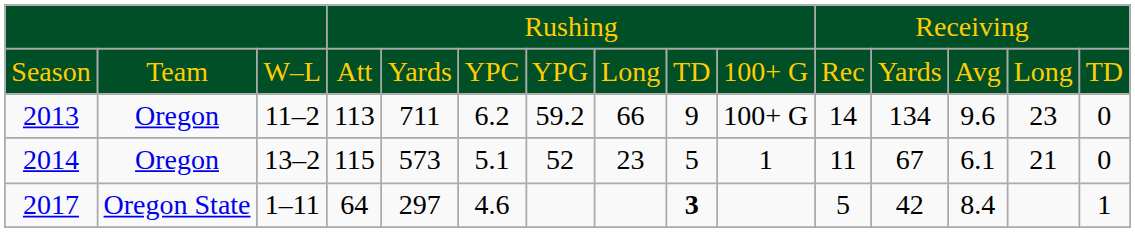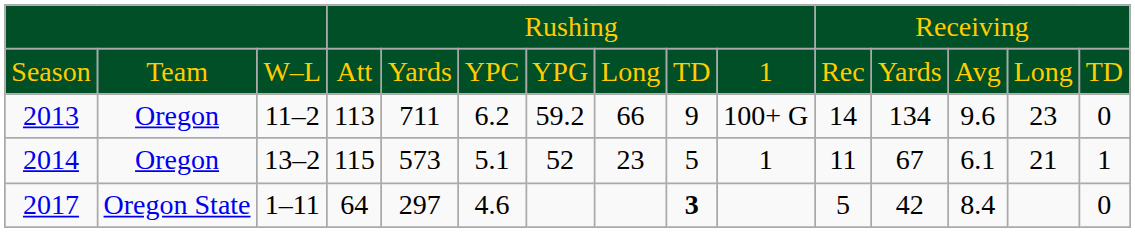(766, 71) 100+ G -> (766, 71) 1
(1104, 159) 0 -> (1104, 159) 1
(1104, 204) 1 -> (1104, 204) 0
